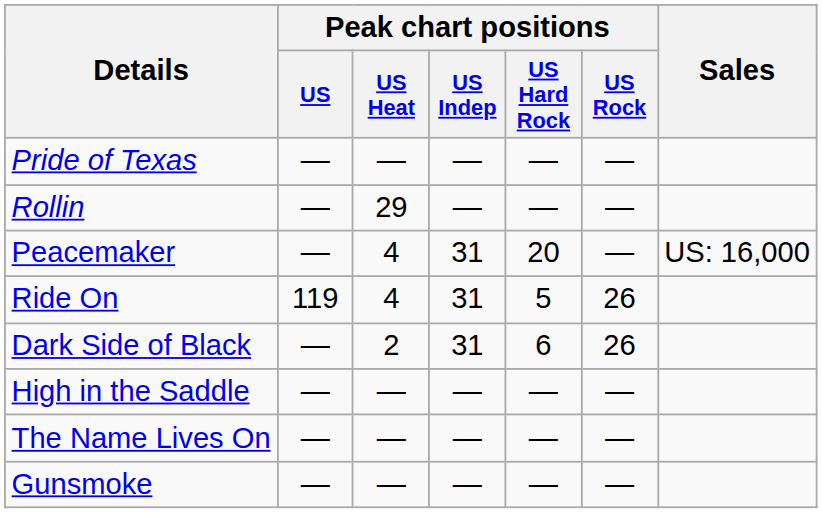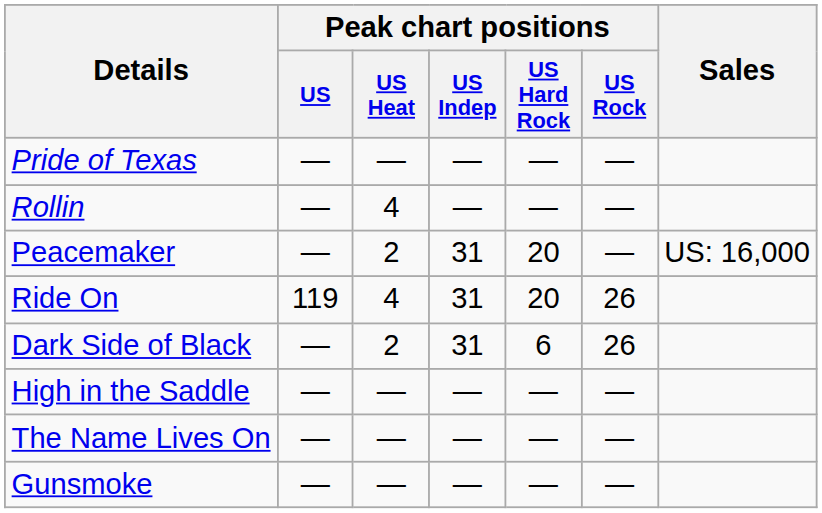(391, 206) 29 -> (391, 206) 4
(391, 253) 4 -> (391, 253) 2
(543, 299) 5 -> (543, 299) 20
